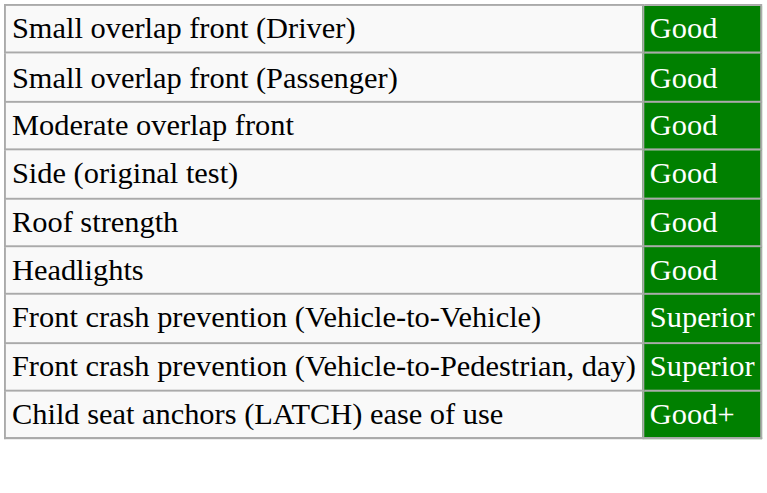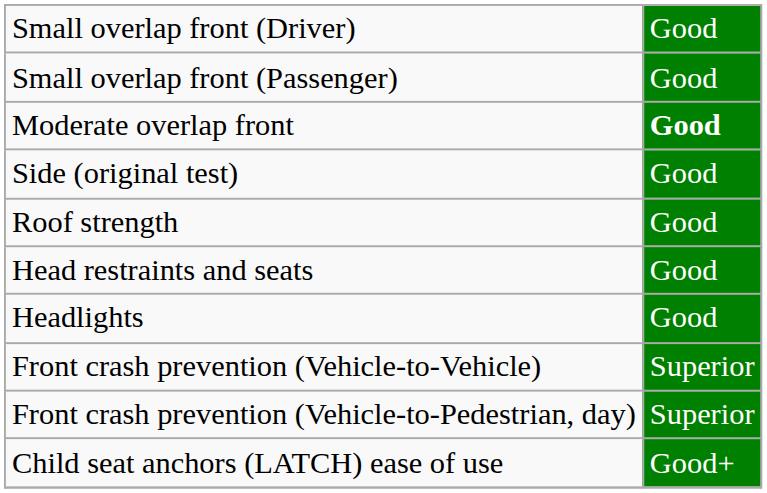(684, 125) normal -> (685, 125) bold
+ row: (163, 269)
